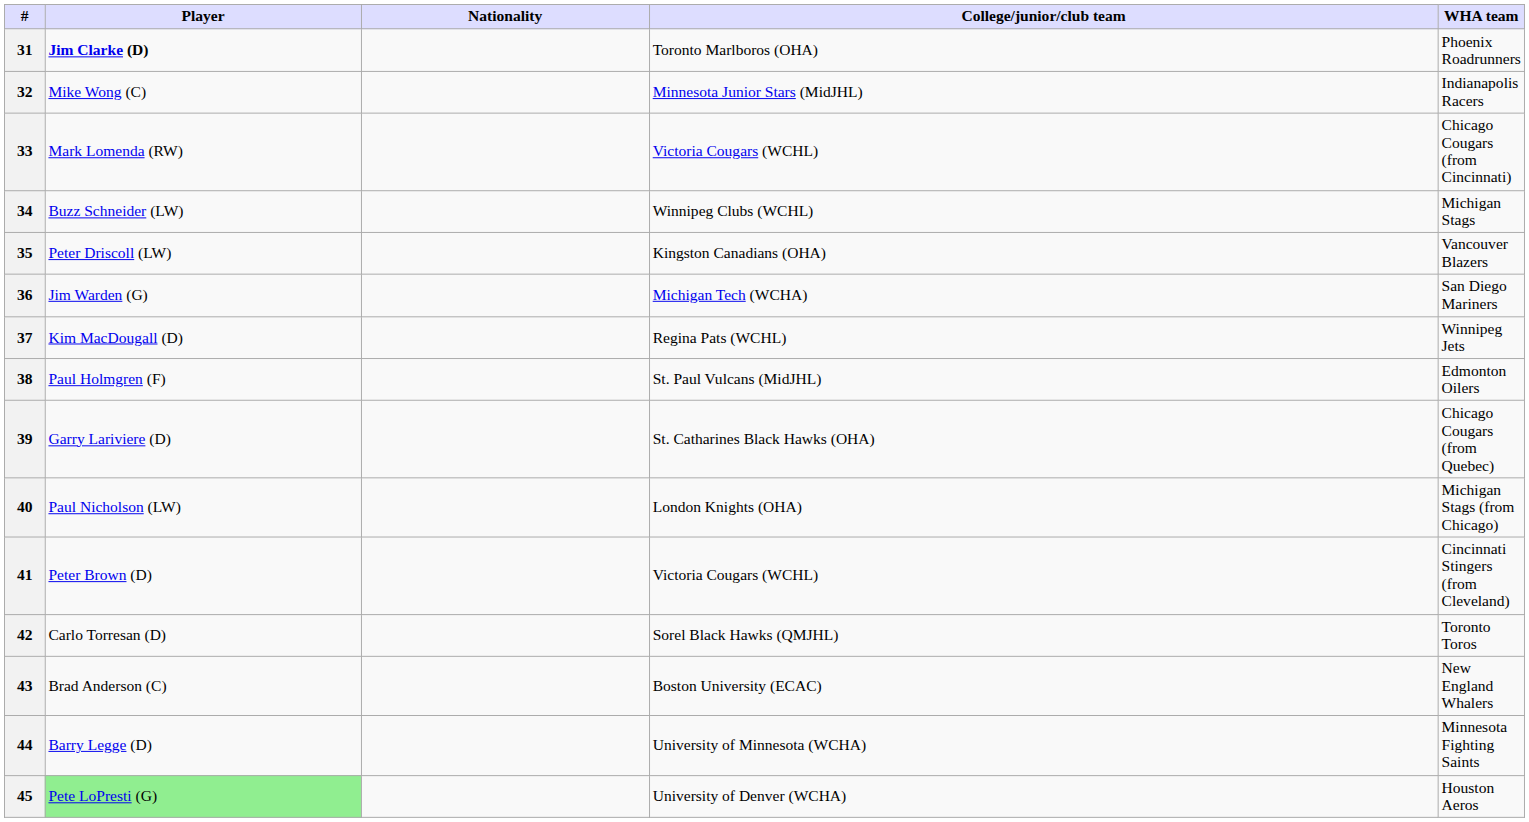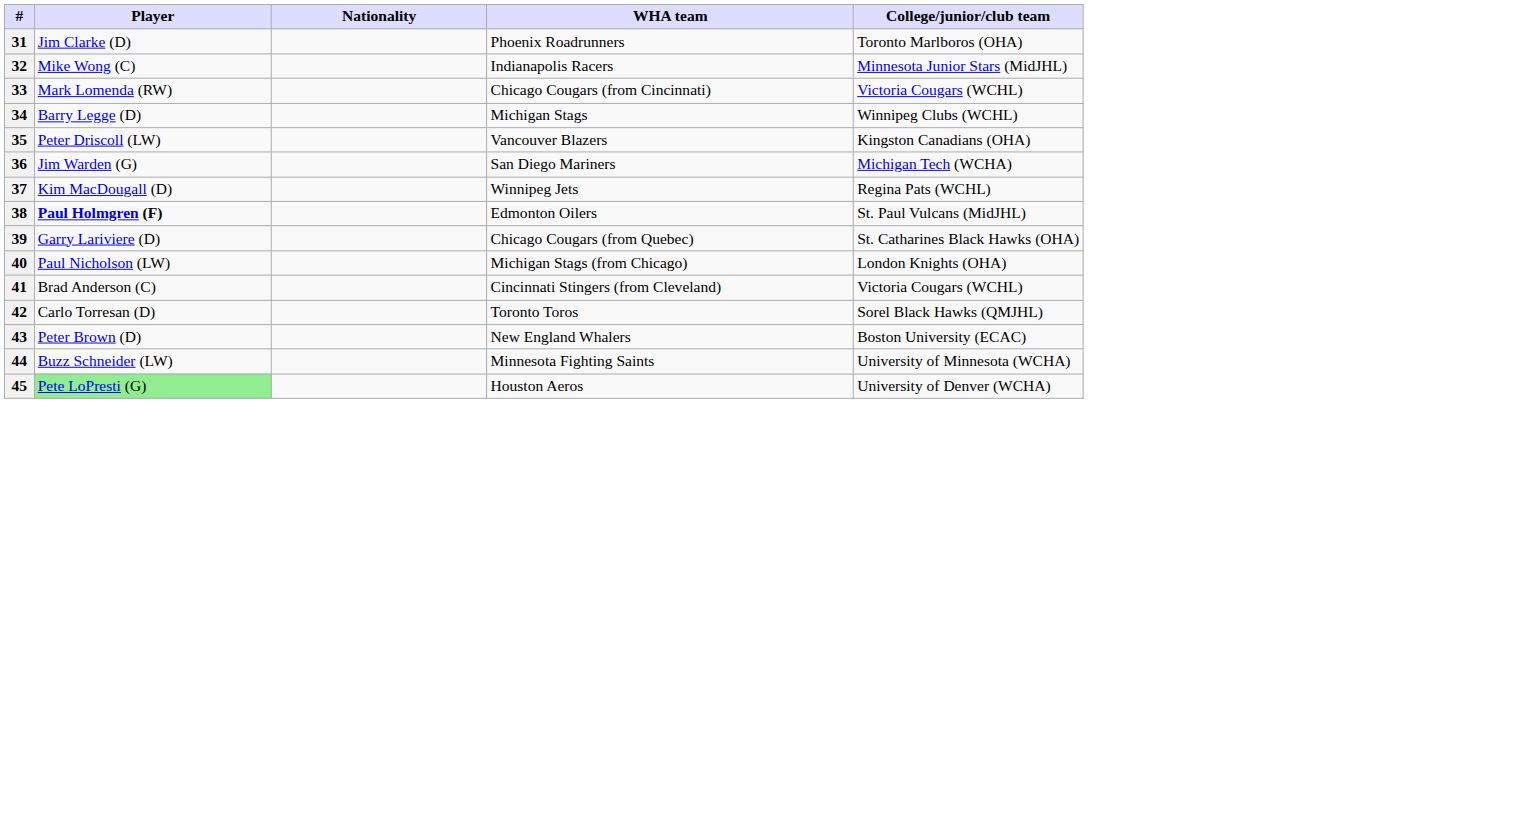columns swapped: (1481, 16) <-> (1044, 16)
(98, 50) bold -> (84, 41) normal
(116, 211) Buzz Schneider (LW) -> (89, 115) Barry Legge (D)
(107, 379) normal -> (100, 213) bold
(100, 575) Peter Brown (D) -> (97, 287) Brad Anderson (C)
(108, 685) Brad Anderson (C) -> (89, 336) Peter Brown (D)
(100, 745) Barry Legge (D) -> (105, 361) Buzz Schneider (LW)
